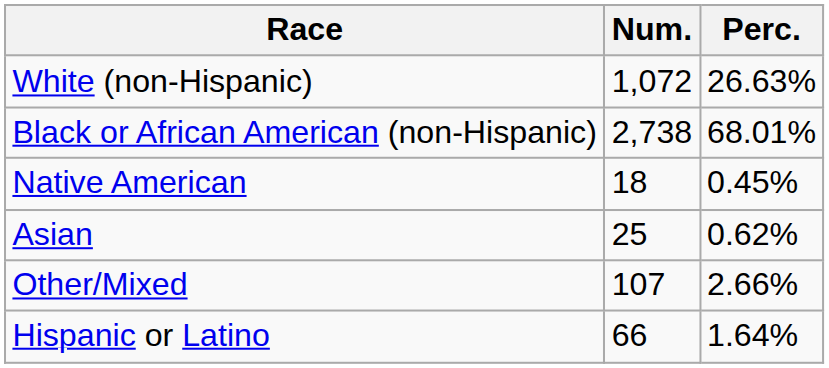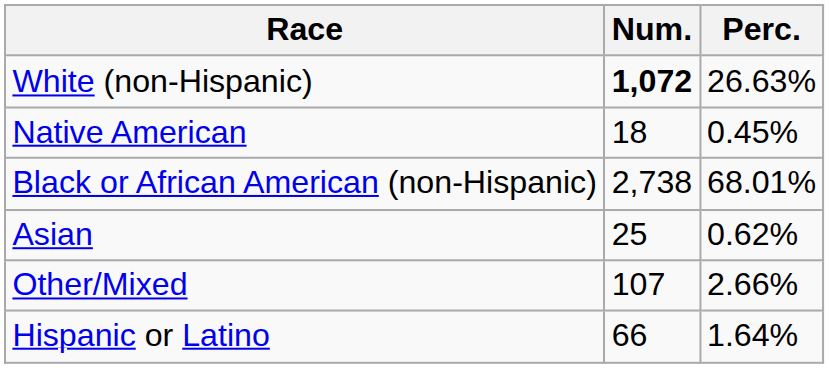(652, 81) normal -> (652, 81) bold
rows swapped: (305, 132) <-> (129, 183)
